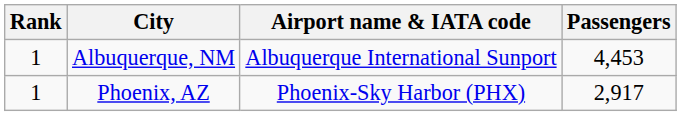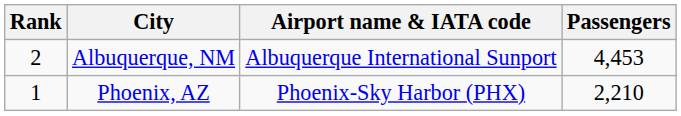(36, 57) 1 -> (36, 57) 2
(619, 92) 2,917 -> (619, 92) 2,210
